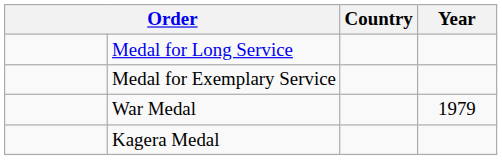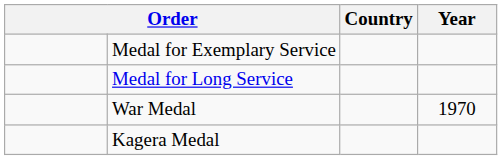rows swapped: (202, 49) <-> (224, 79)
(457, 109) 1979 -> (457, 109) 1970
